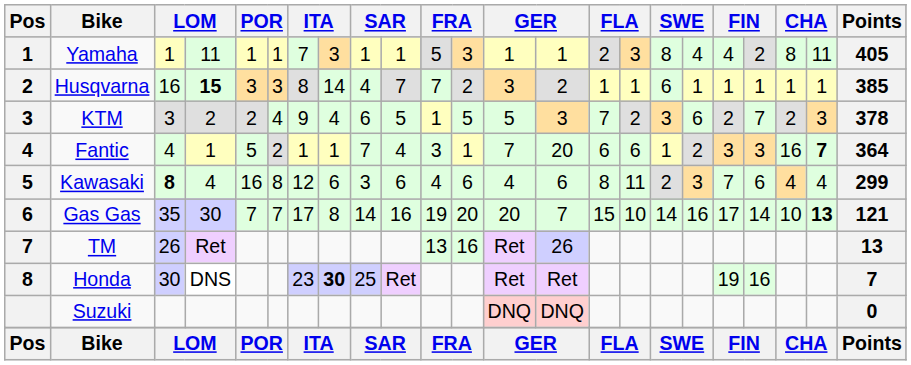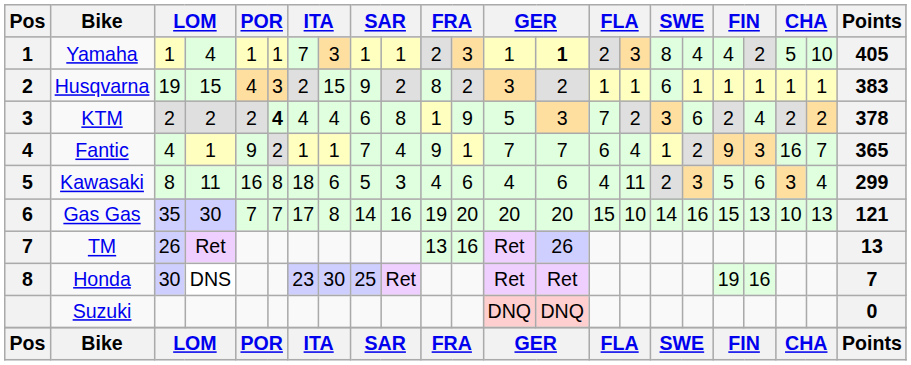(210, 53) 11 -> (210, 53) 4
(436, 53) 5 -> (436, 53) 2
(562, 53) normal -> (562, 53) bold
(791, 53) 8 -> (791, 53) 5
(822, 53) 11 -> (822, 53) 10
(170, 85) 16 -> (170, 85) 19
(210, 85) bold -> (210, 85) normal
(251, 85) 3 -> (251, 85) 4
(303, 85) 8 -> (303, 85) 2
(334, 85) 14 -> (334, 85) 15
(365, 85) 4 -> (365, 85) 9
(401, 85) 7 -> (401, 85) 2
(436, 85) 7 -> (436, 85) 8
(872, 85) 385 -> (872, 85) 383
(170, 118) 3 -> (170, 118) 2
(277, 118) normal -> (277, 118) bold
(303, 118) 9 -> (303, 118) 4
(401, 118) 5 -> (401, 118) 8
(467, 118) 5 -> (467, 118) 9
(760, 118) 7 -> (760, 118) 4
(822, 118) 3 -> (822, 118) 2
(251, 150) 5 -> (251, 150) 9
(436, 150) 3 -> (436, 150) 9
(562, 150) 20 -> (562, 150) 7
(635, 150) 6 -> (635, 150) 4
(729, 150) 3 -> (729, 150) 9
(822, 150) bold -> (822, 150) normal
(872, 150) 364 -> (872, 150) 365
(170, 182) bold -> (170, 182) normal
(210, 182) 4 -> (210, 182) 11
(303, 182) 12 -> (303, 182) 18
(365, 182) 3 -> (365, 182) 5
(401, 182) 6 -> (401, 182) 3
(604, 182) 8 -> (604, 182) 4
(729, 182) 7 -> (729, 182) 5
(791, 182) 4 -> (791, 182) 3
(562, 214) 7 -> (562, 214) 20
(729, 214) 17 -> (729, 214) 15
(760, 214) 14 -> (760, 214) 13
(822, 214) bold -> (822, 214) normal
(334, 279) bold -> (334, 279) normal
